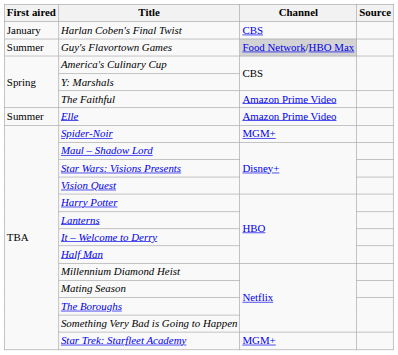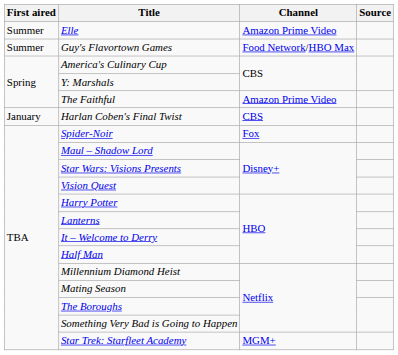rows swapped: (121, 30) <-> (70, 116)
(298, 47) lightgrey background -> (298, 47) no background
(259, 133) MGM+ -> (251, 133) Fox
